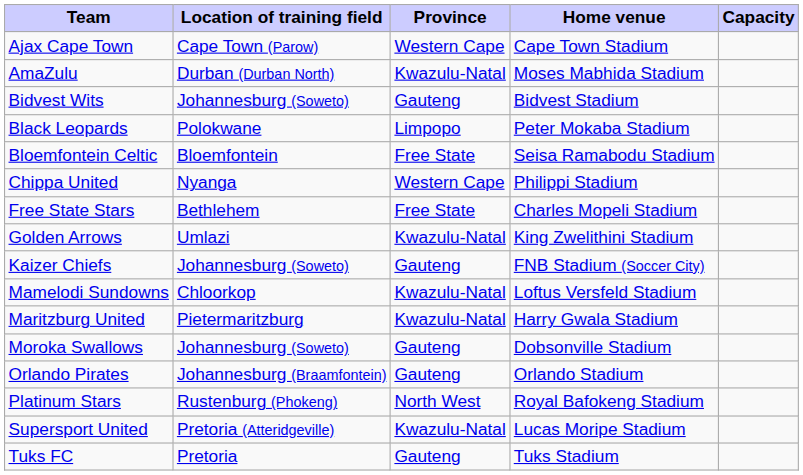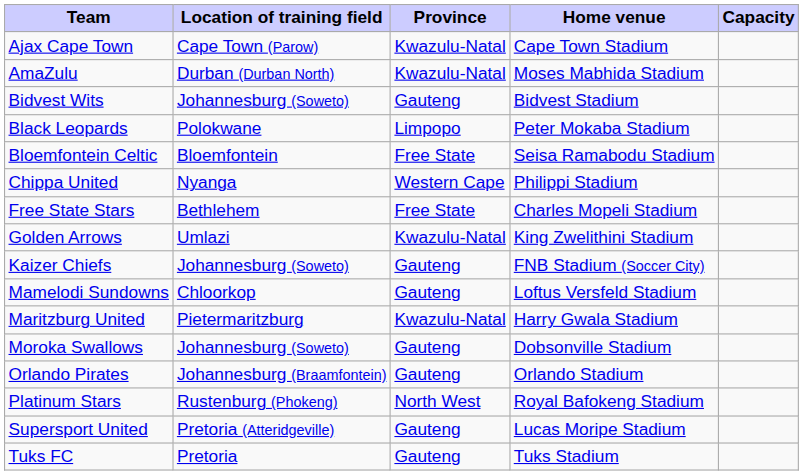(449, 45) Western Cape -> (450, 45) Kwazulu-Natal
(450, 292) Kwazulu-Natal -> (428, 292) Gauteng
(450, 429) Kwazulu-Natal -> (428, 429) Gauteng
